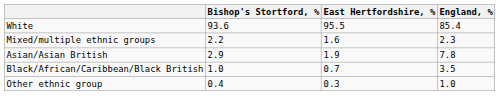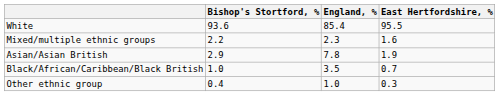columns swapped: (379, 12) <-> (466, 12)
